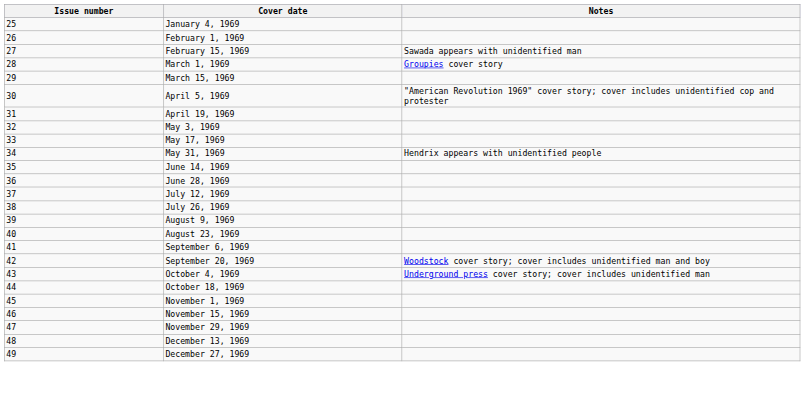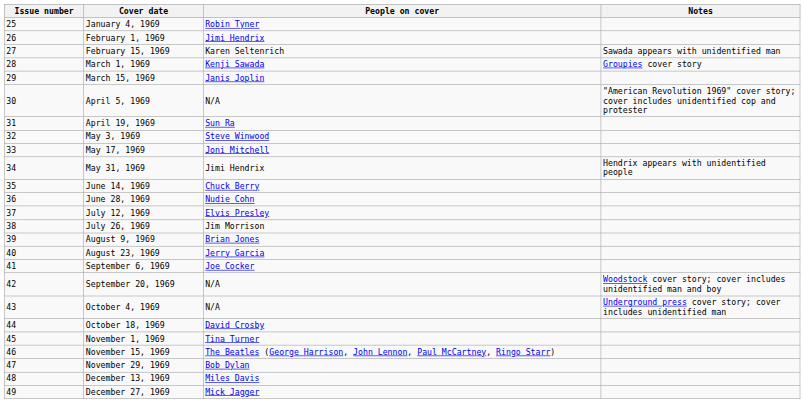+ column: (402, 11)
